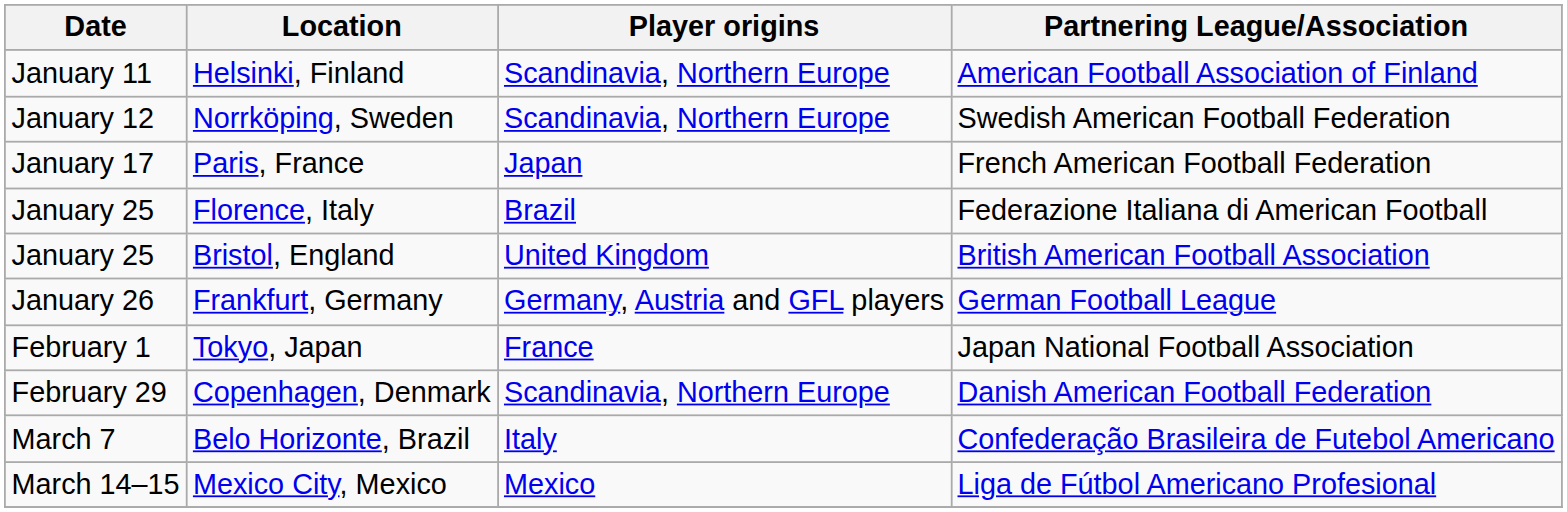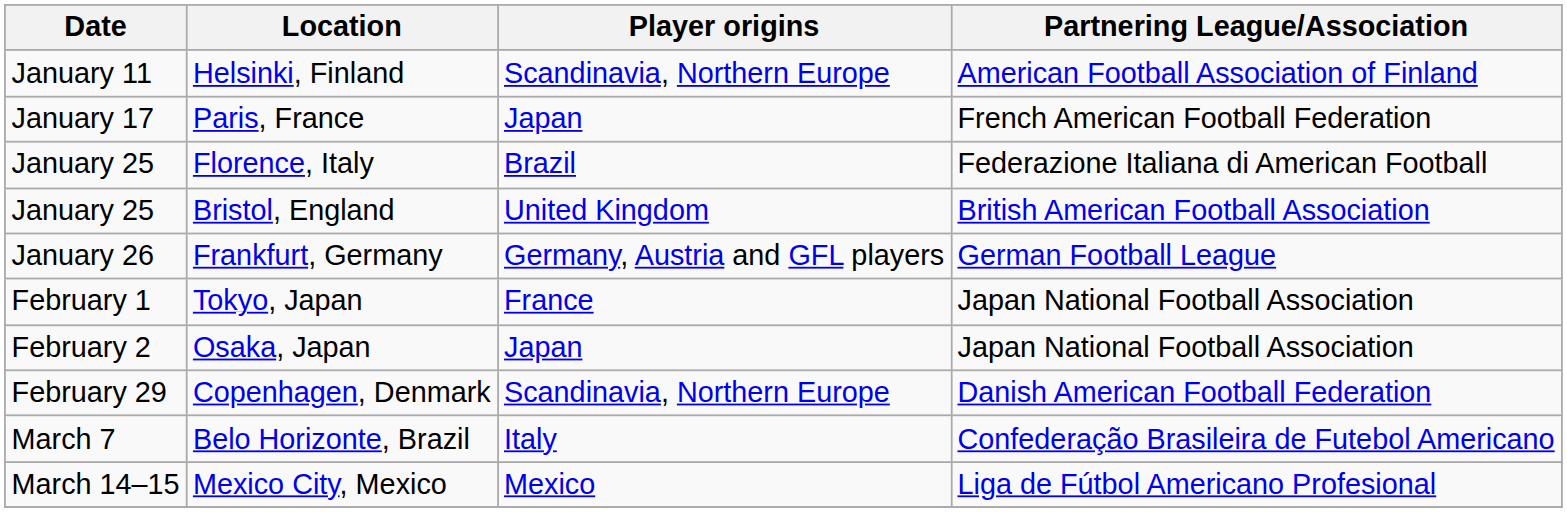- row: (323, 118)
+ row: (282, 347)
